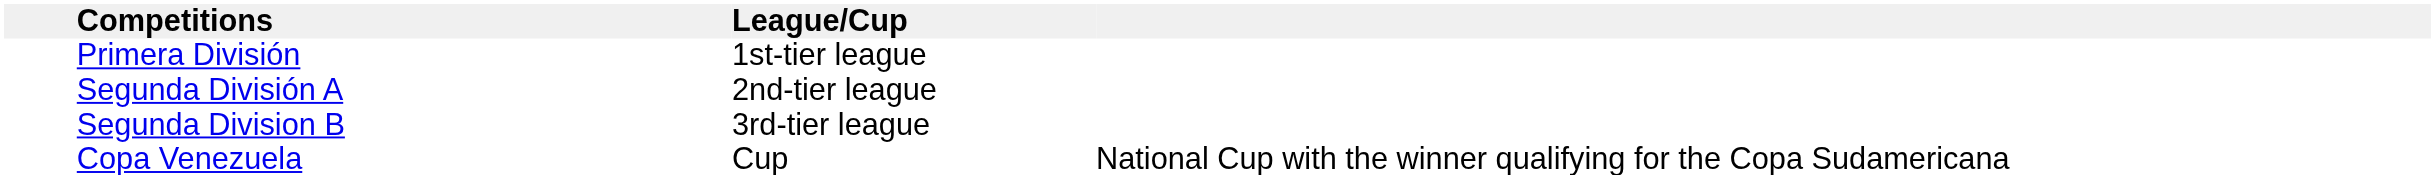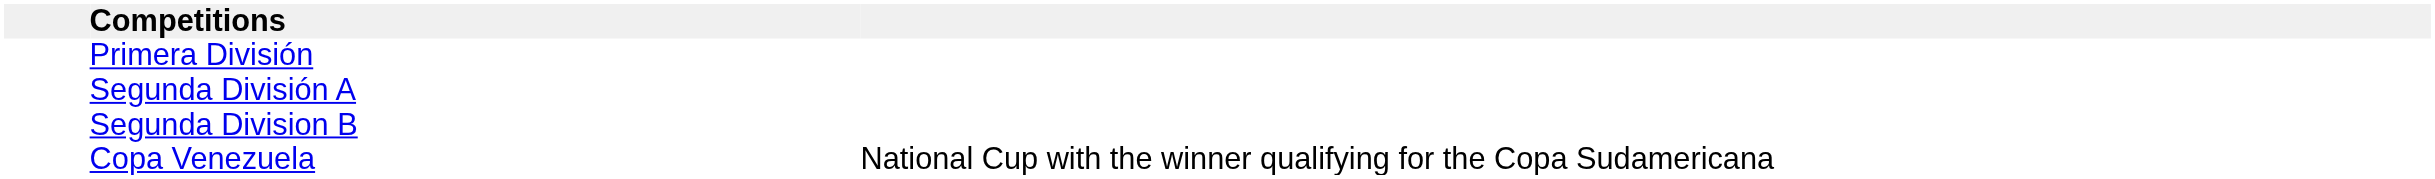- column: (820, 20)
